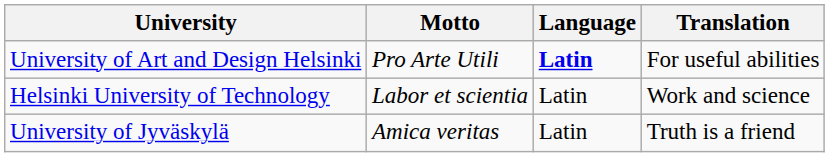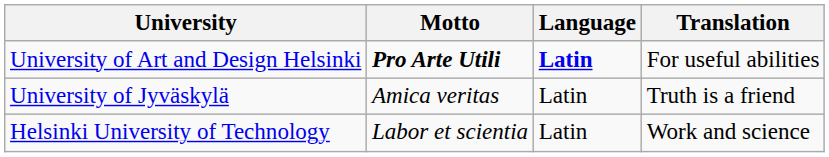(435, 59) normal -> (436, 59) bold
rows swapped: (170, 95) <-> (119, 132)
